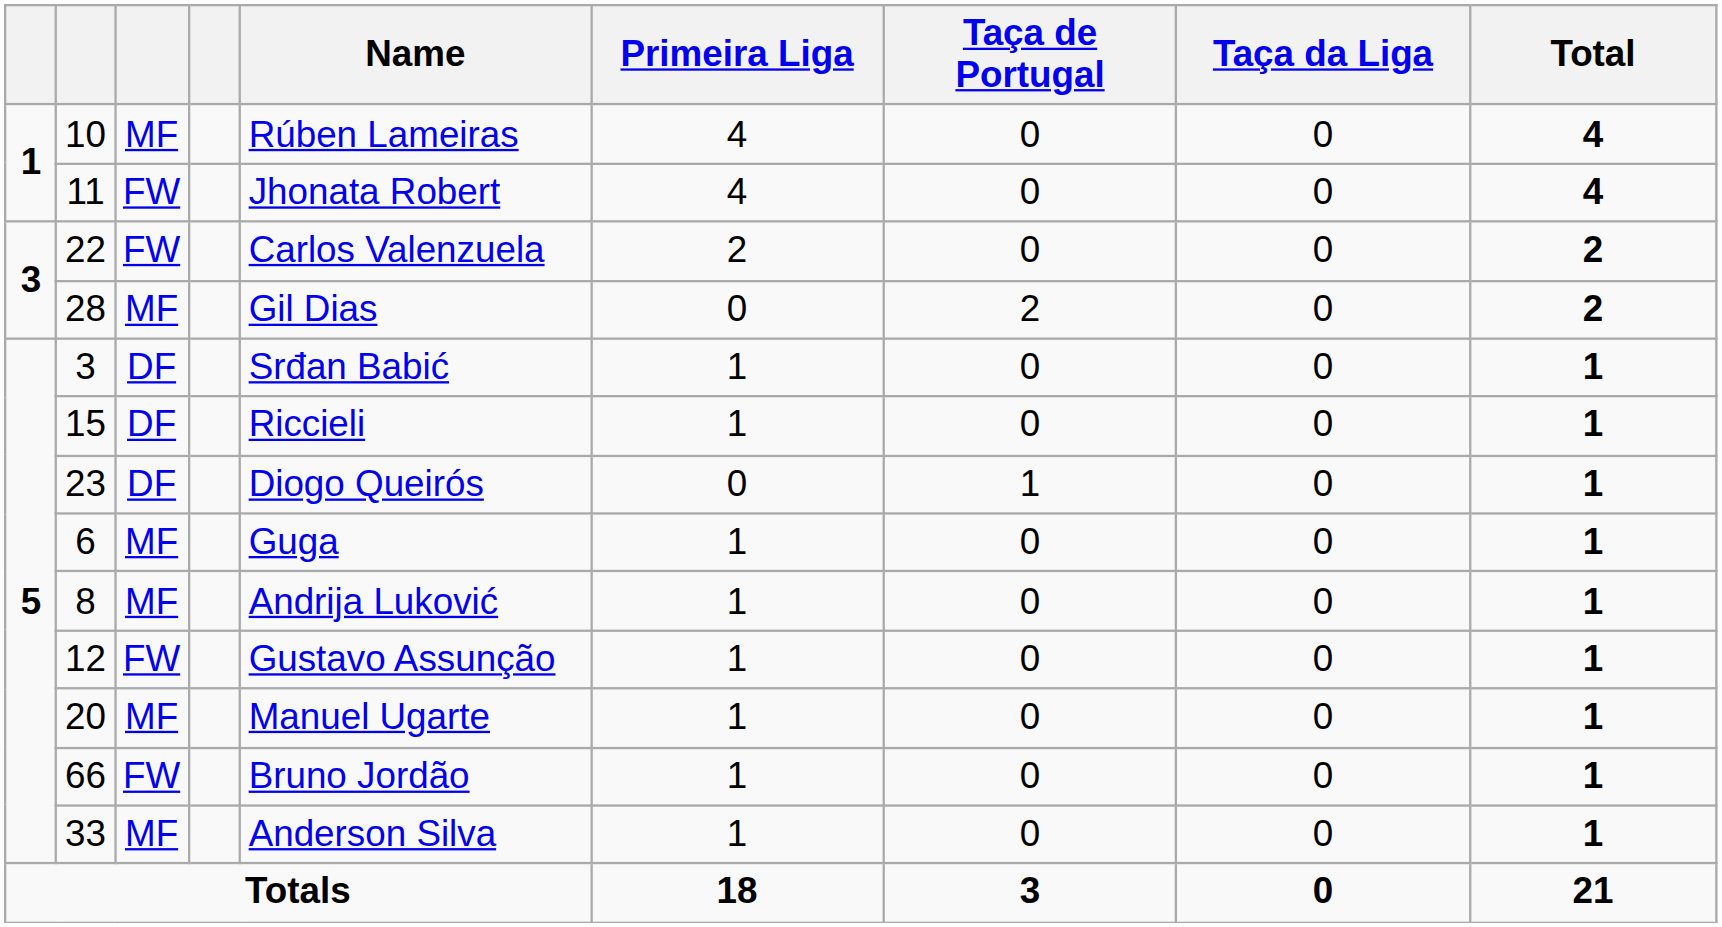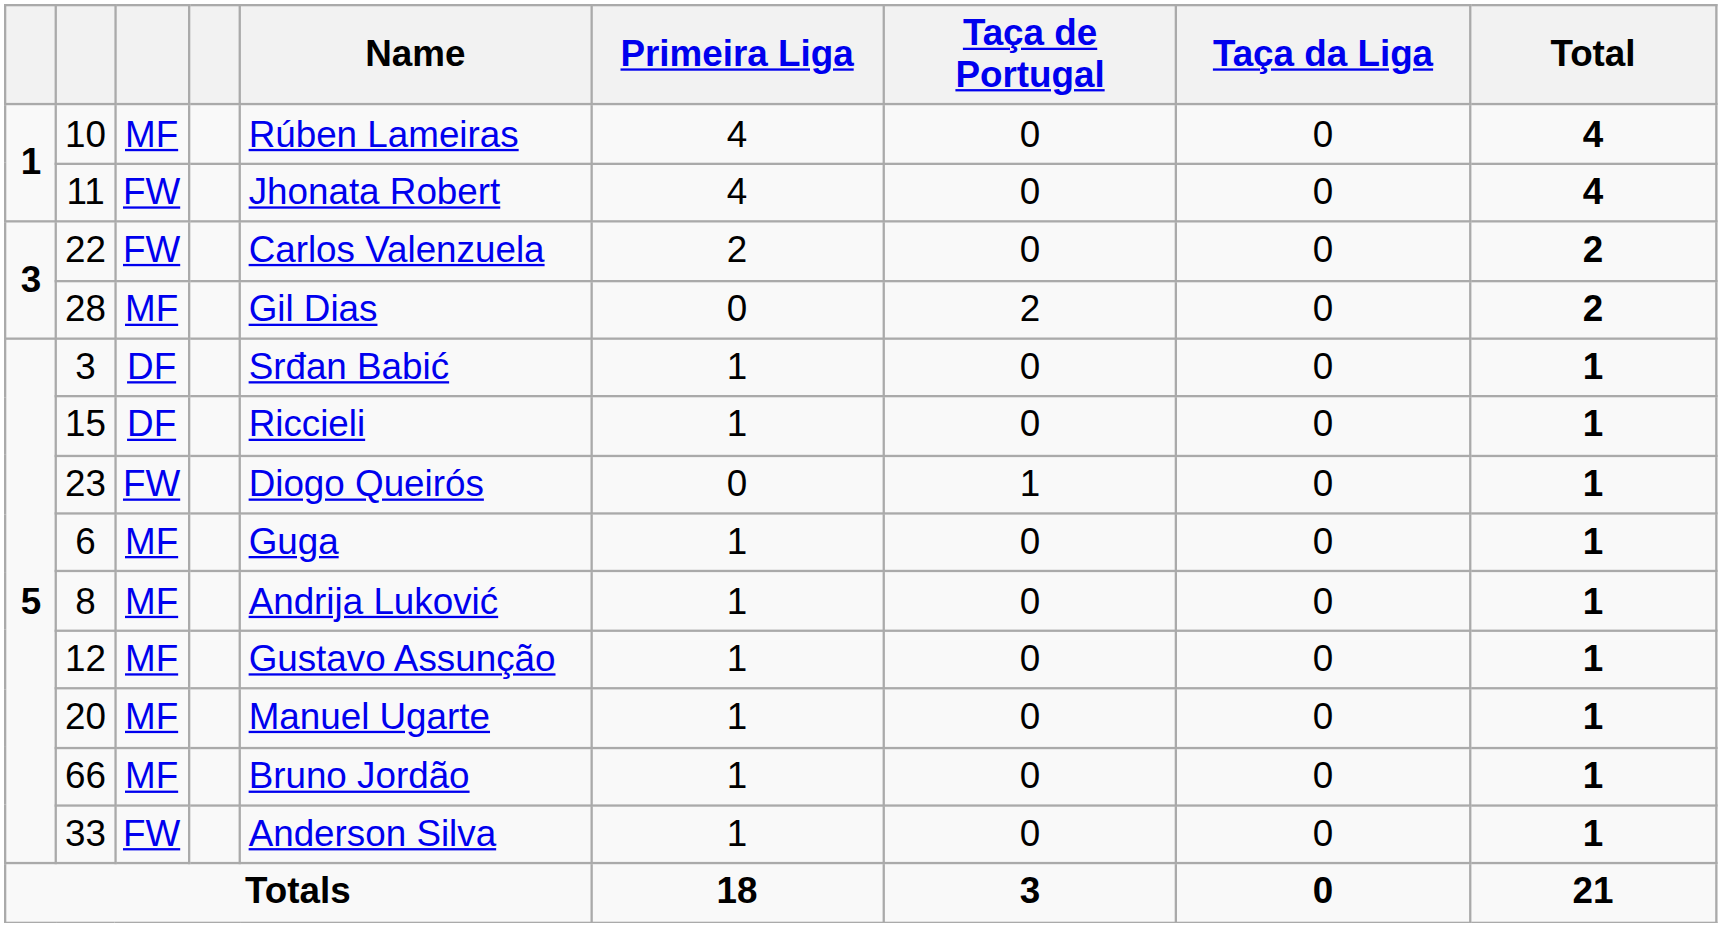(152, 483) DF -> (152, 483) FW
(152, 658) FW -> (152, 658) MF
(152, 775) FW -> (152, 775) MF
(152, 833) MF -> (152, 833) FW
